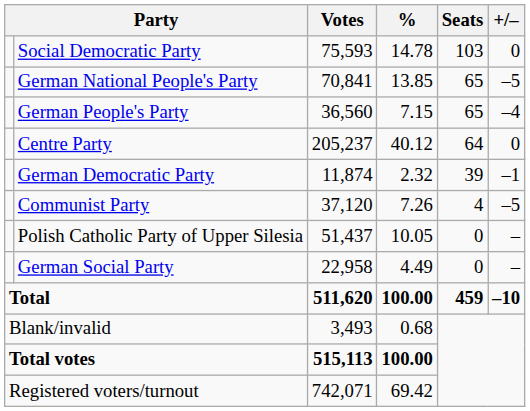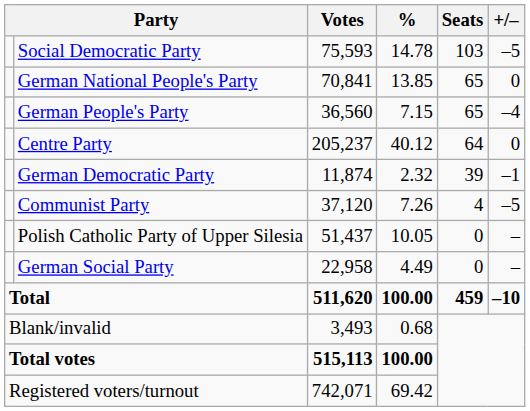(515, 51) 0 -> (511, 51) –5
(511, 82) –5 -> (515, 82) 0
